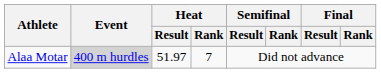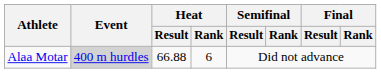(172, 57) 51.97 -> (172, 57) 66.88
(209, 57) 7 -> (209, 57) 6
